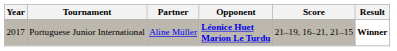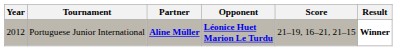(16, 33) 2017 -> (16, 33) 2012
(173, 33) normal -> (174, 33) bold
